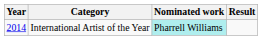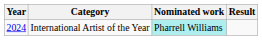(16, 27) 2014 -> (16, 27) 2024
